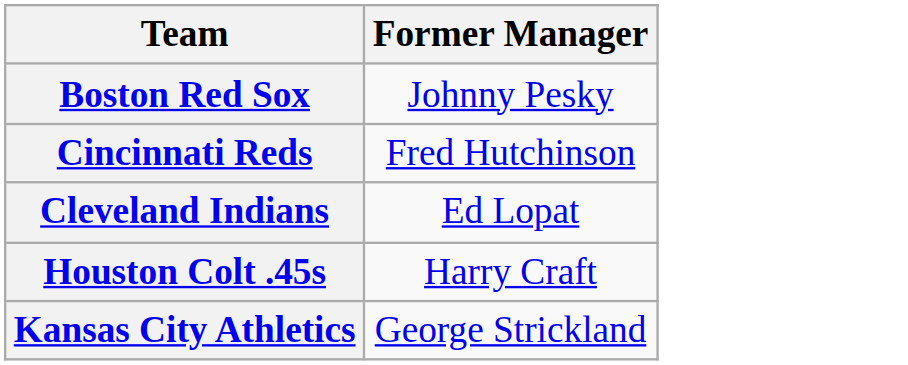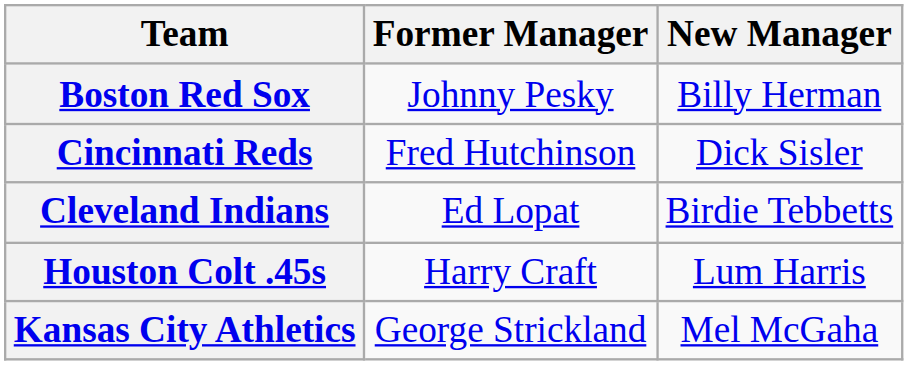+ column: (779, 34)
